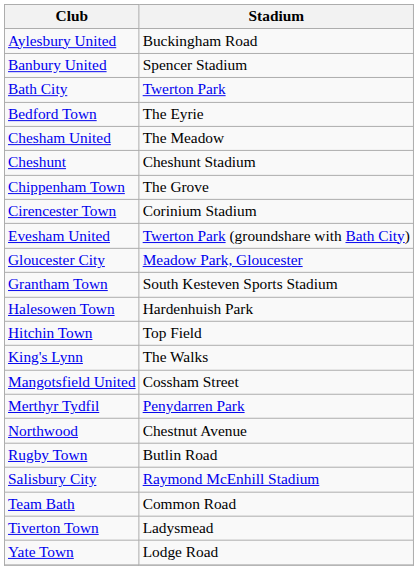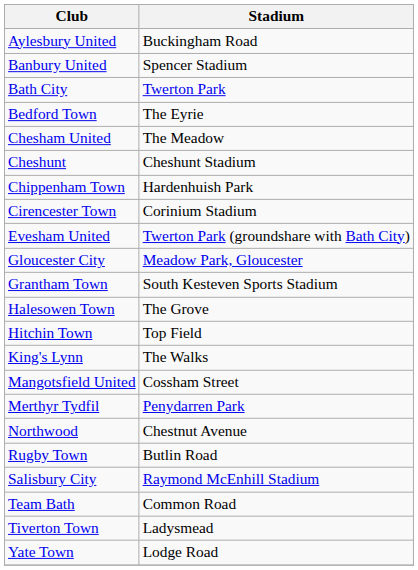(176, 187) The Grove -> (198, 187) Hardenhuish Park
(198, 308) Hardenhuish Park -> (176, 308) The Grove
